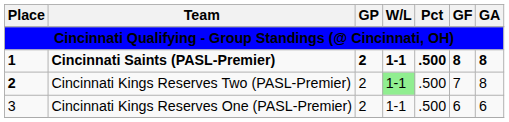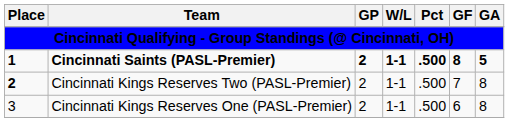(483, 60) 8 -> (483, 60) 5
(396, 83) lightgreen background -> (396, 83) no background
(483, 106) 6 -> (483, 106) 8
